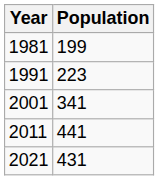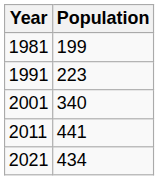(72, 103) 341 -> (72, 103) 340
(72, 160) 431 -> (72, 160) 434
